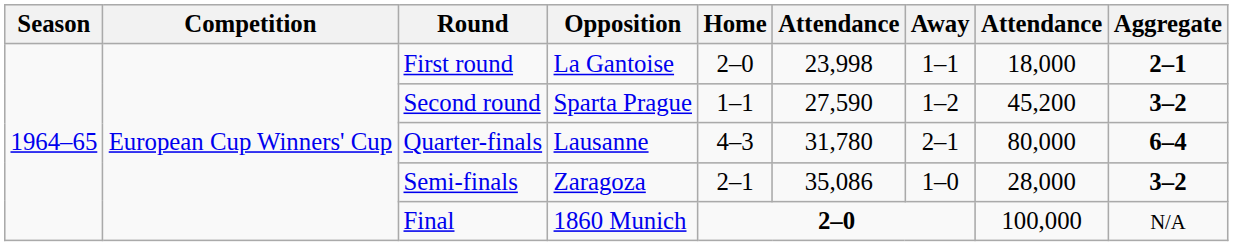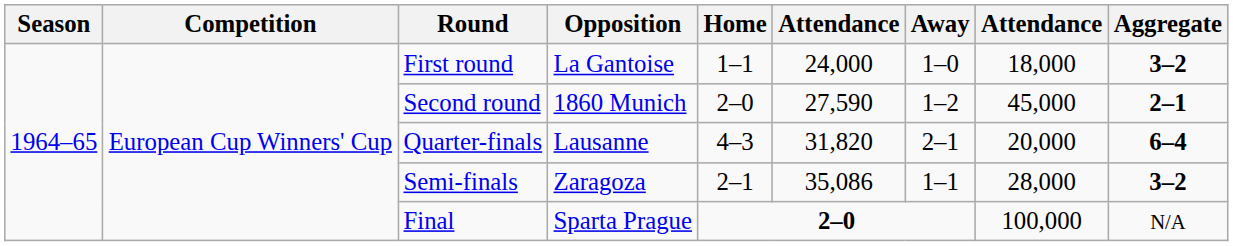(735, 63) 2–0 -> (735, 63) 1–1
(839, 63) 23,998 -> (839, 63) 24,000
(940, 63) 1–1 -> (940, 63) 1–0
(1168, 63) 2–1 -> (1168, 63) 3–2
(623, 102) Sparta Prague -> (620, 102) 1860 Munich
(735, 102) 1–1 -> (735, 102) 2–0
(1042, 102) 45,200 -> (1042, 102) 45,000
(1168, 102) 3–2 -> (1168, 102) 2–1
(839, 142) 31,780 -> (839, 142) 31,820
(1042, 142) 80,000 -> (1042, 142) 20,000
(940, 181) 1–0 -> (940, 181) 1–1
(620, 220) 1860 Munich -> (623, 220) Sparta Prague
